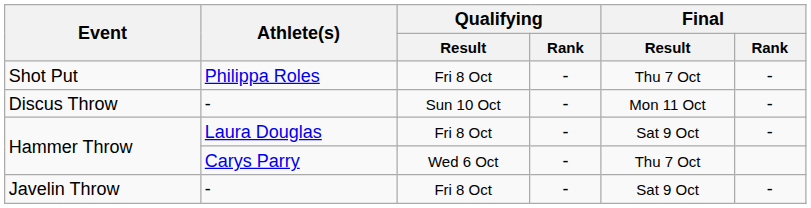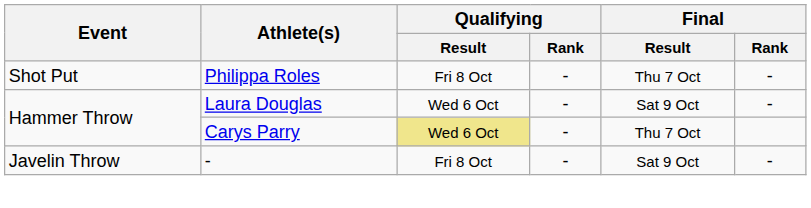- row: (63, 104)
(463, 133) Fri 8 Oct -> (463, 105) Wed 6 Oct
(463, 162) no background -> (463, 133) khaki background
